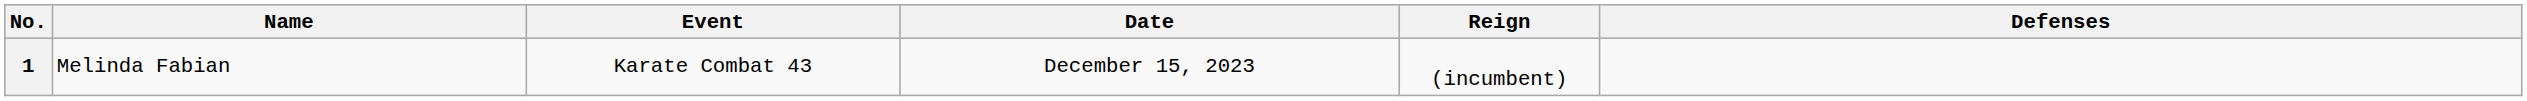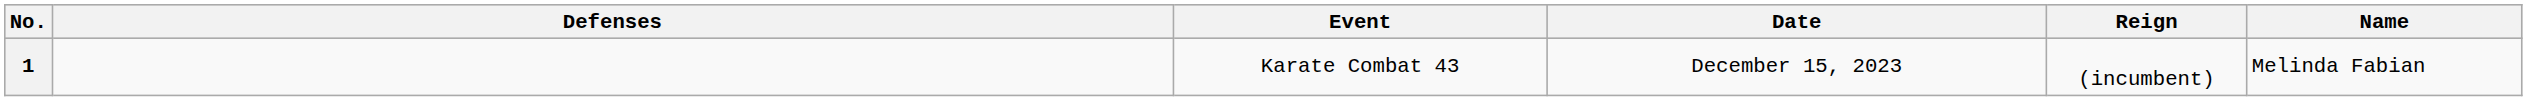columns swapped: (289, 22) <-> (2061, 22)
